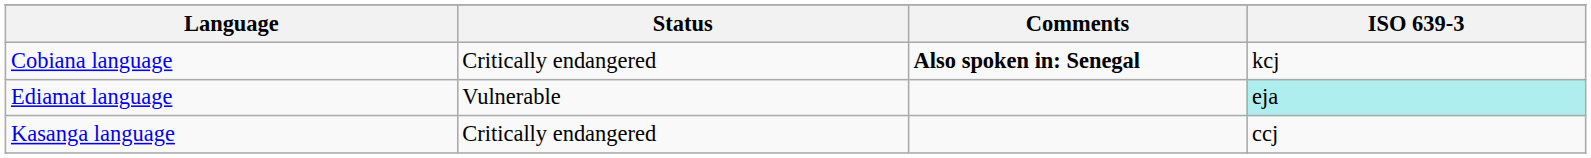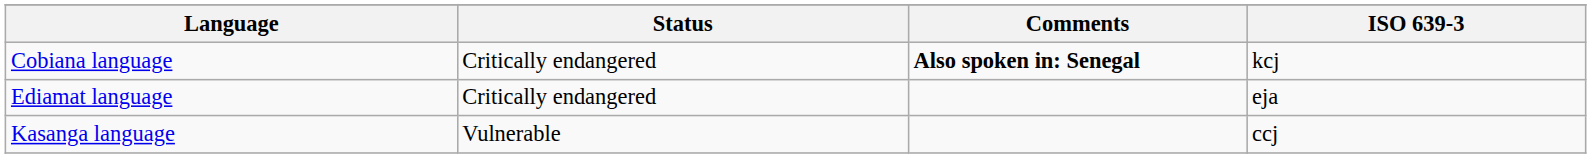(511, 97) Vulnerable -> (559, 97) Critically endangered
(1265, 97) paleturquoise background -> (1265, 97) no background
(559, 134) Critically endangered -> (511, 134) Vulnerable
